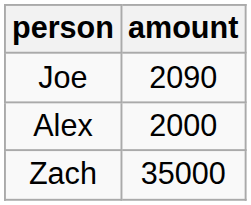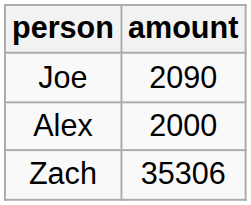(183, 174) 35000 -> (183, 174) 35306
